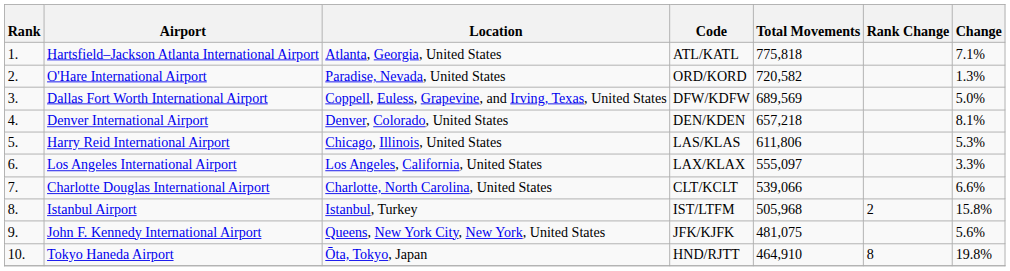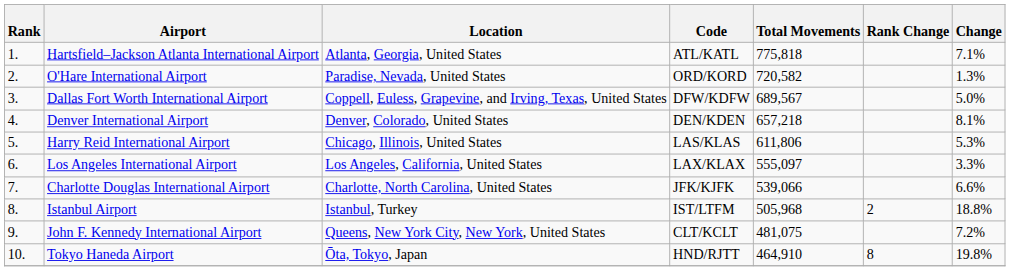(779, 98) 689,569 -> (779, 98) 689,567
(705, 187) CLT/KCLT -> (704, 187) JFK/KJFK
(974, 210) 15.8% -> (974, 210) 18.8%
(704, 232) JFK/KJFK -> (705, 232) CLT/KCLT
(970, 232) 5.6% -> (970, 232) 7.2%
